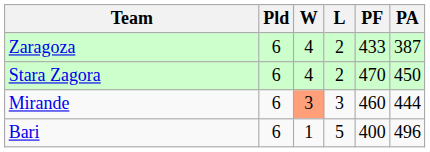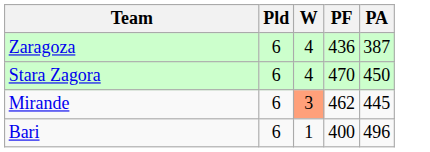- column: (339, 18)
(372, 47) 433 -> (342, 47) 436
(372, 103) 460 -> (342, 103) 462
(407, 103) 444 -> (377, 103) 445
